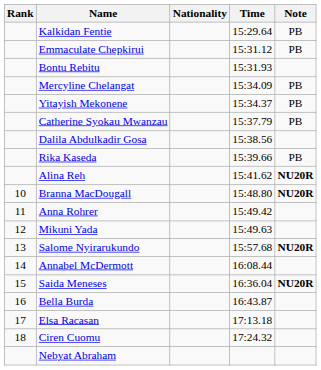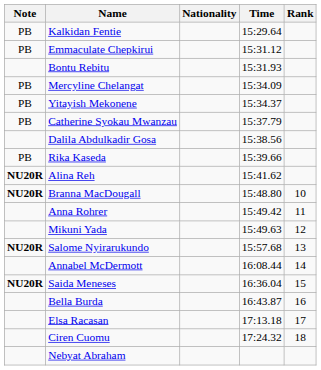columns swapped: (20, 13) <-> (296, 13)
